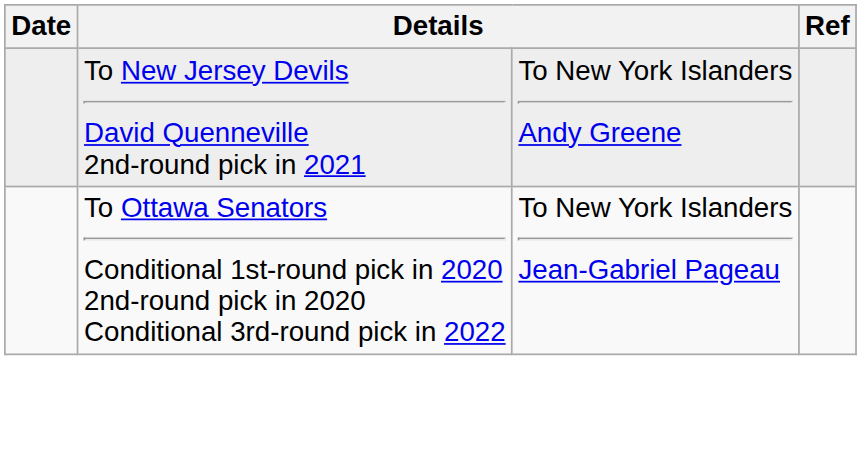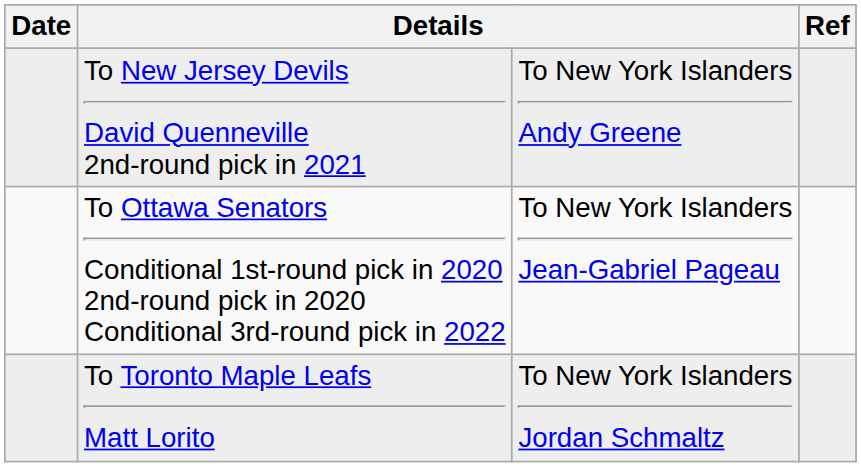+ row: (295, 407)
